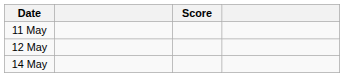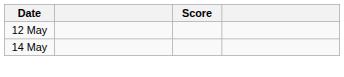- row: (29, 30)
